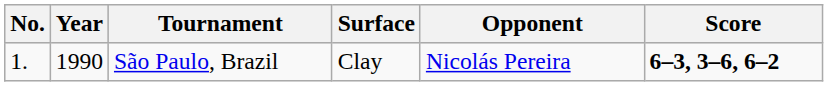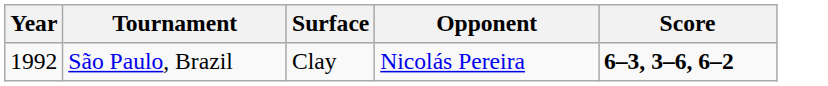- column: (28, 23)
(79, 61) 1990 -> (34, 61) 1992
